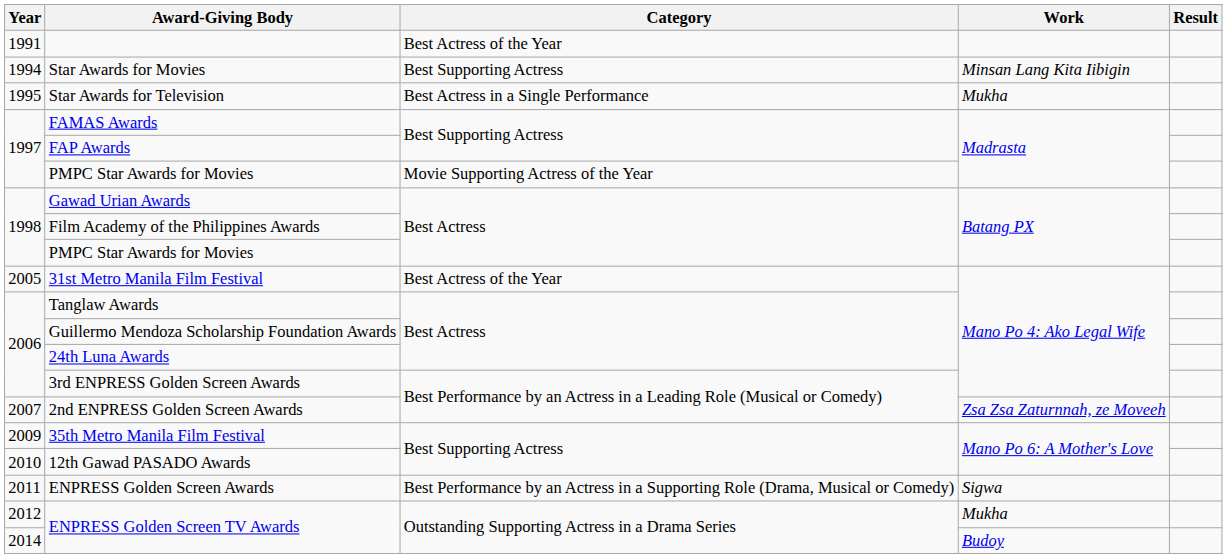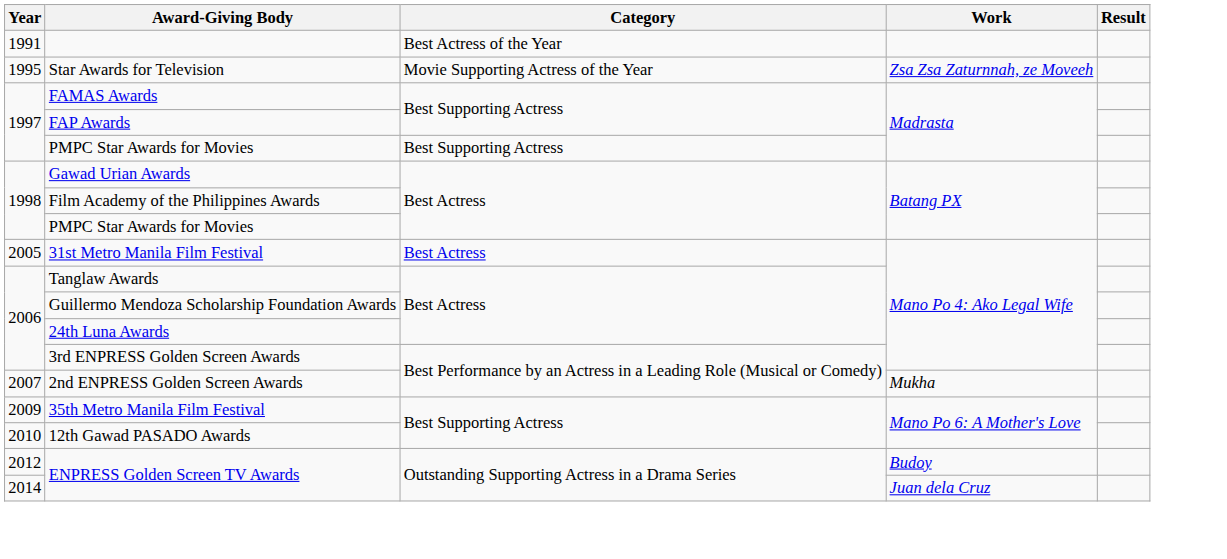- row: (25, 69)
(526, 95) Best Actress in a Single Performance -> (528, 69) Movie Supporting Actress of the Year
(985, 95) Mukha -> (991, 69) Zsa Zsa Zaturnnah, ze Moveeh
(528, 174) Movie Supporting Actress of the Year -> (483, 148) Best Supporting Actress
(483, 278) Best Actress of the Year -> (445, 252) Best Actress
(1064, 409) Zsa Zsa Zaturnnah, ze Moveeh -> (912, 383) Mukha
- row: (24, 488)
(985, 514) Mukha -> (911, 461) Budoy
(983, 540) Budoy -> (940, 488) Juan dela Cruz
